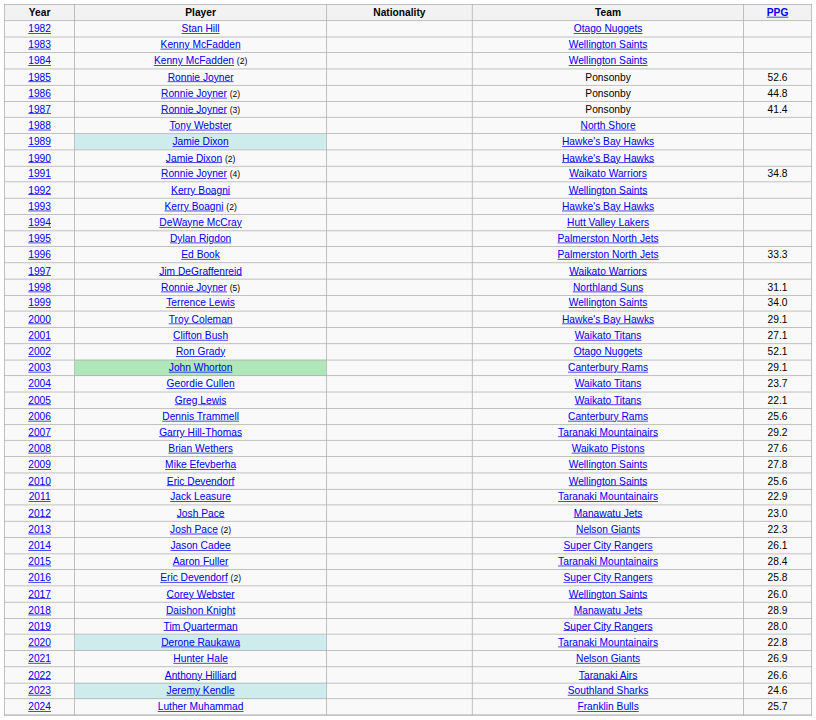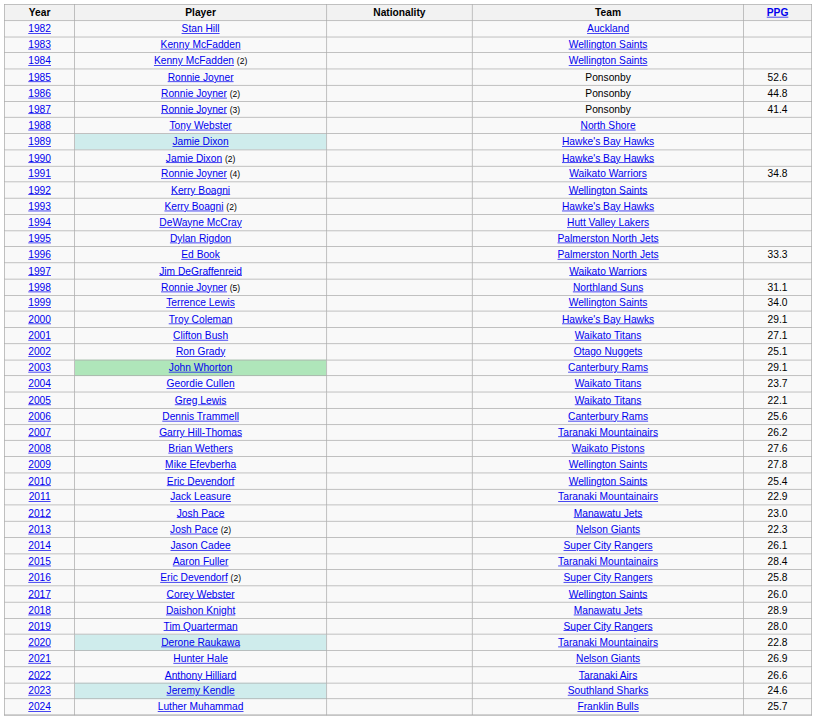(608, 29) Otago Nuggets -> (608, 29) Auckland
(778, 352) 52.1 -> (778, 352) 25.1
(778, 433) 29.2 -> (778, 433) 26.2
(778, 481) 25.6 -> (778, 481) 25.4
